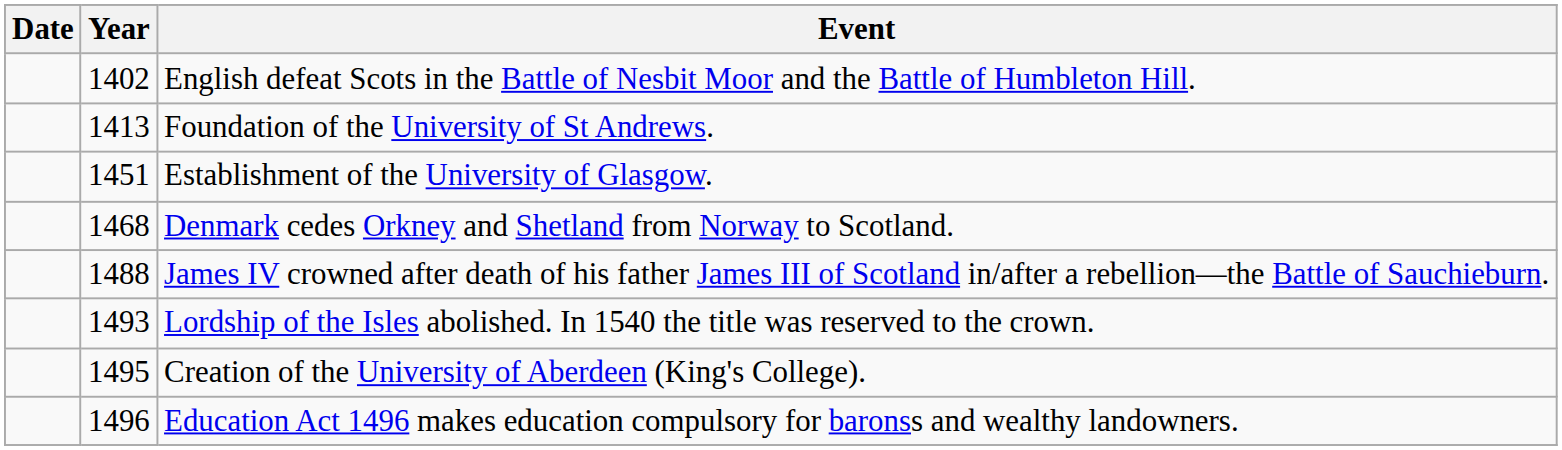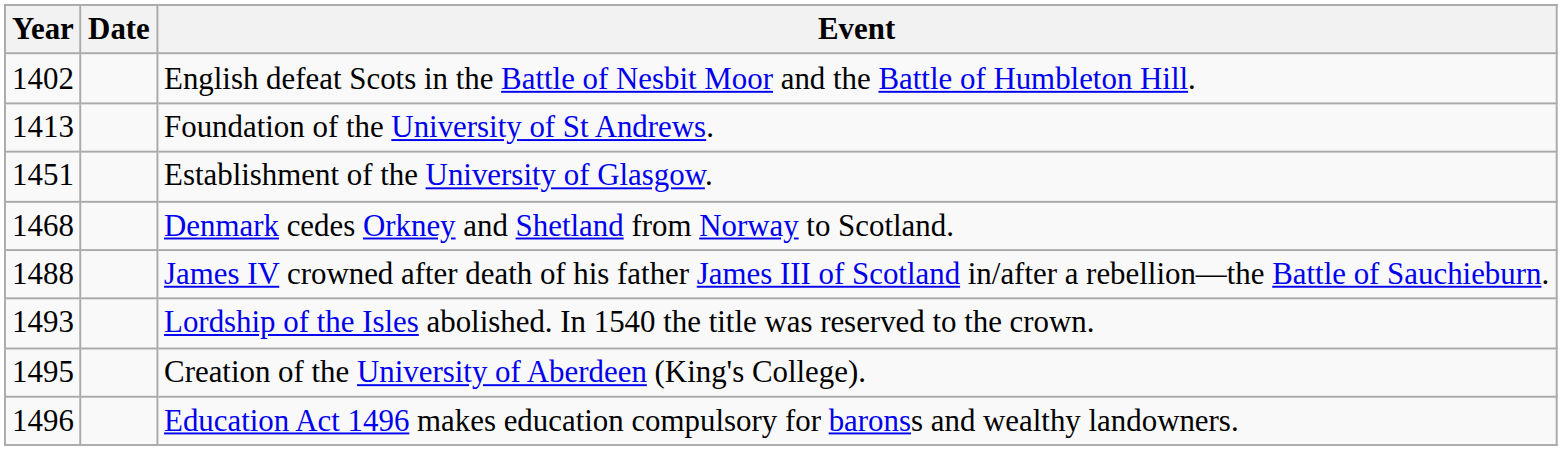columns swapped: (119, 28) <-> (43, 28)
